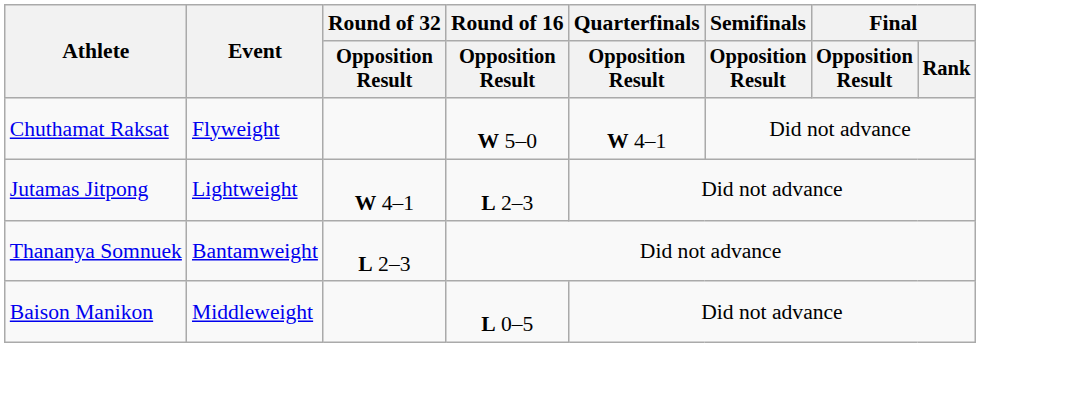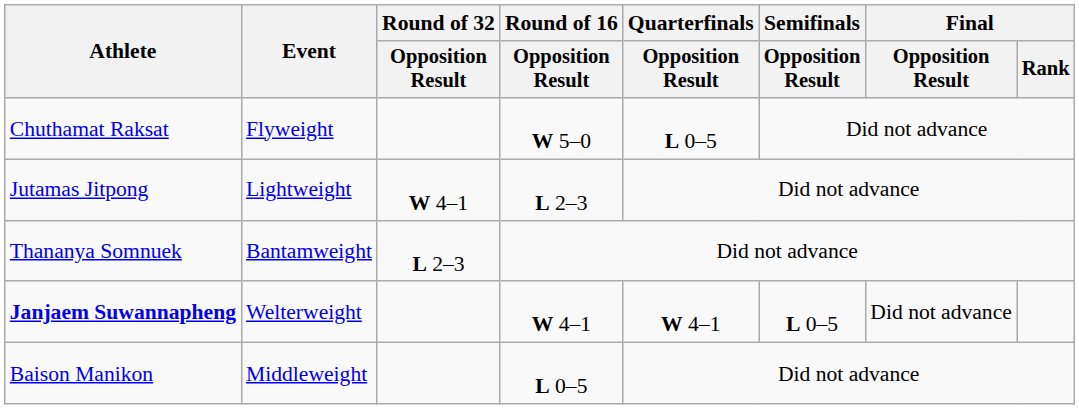(637, 141) W 4–1 -> (691, 141) L 0–5
+ row: (123, 312)
